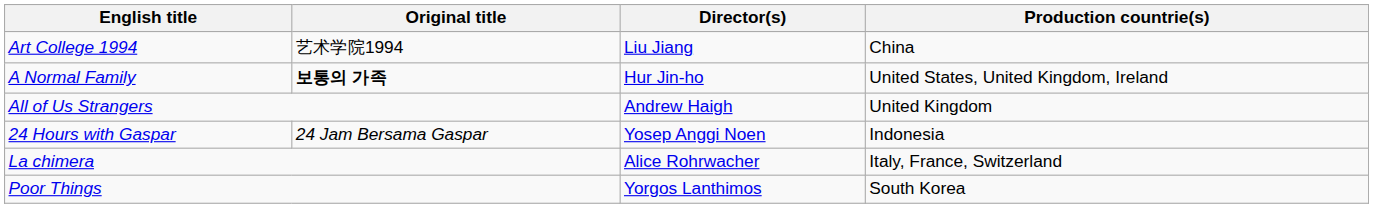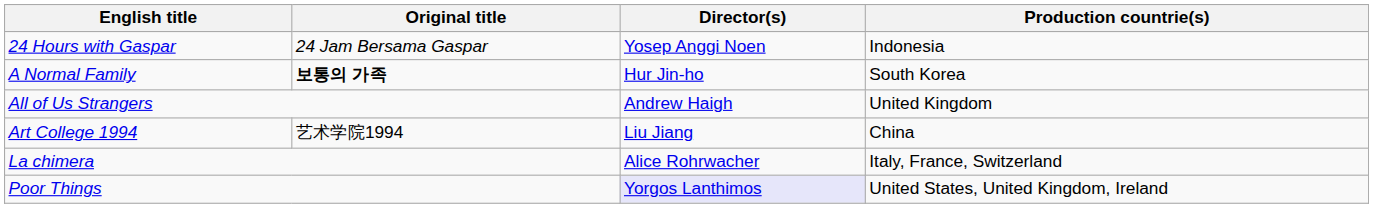rows swapped: (92, 134) <-> (73, 47)
(1019, 77) United States, United Kingdom, Ireland -> (917, 74) South Korea
(693, 189) no background -> (693, 189) lavender background
(917, 189) South Korea -> (1019, 189) United States, United Kingdom, Ireland
